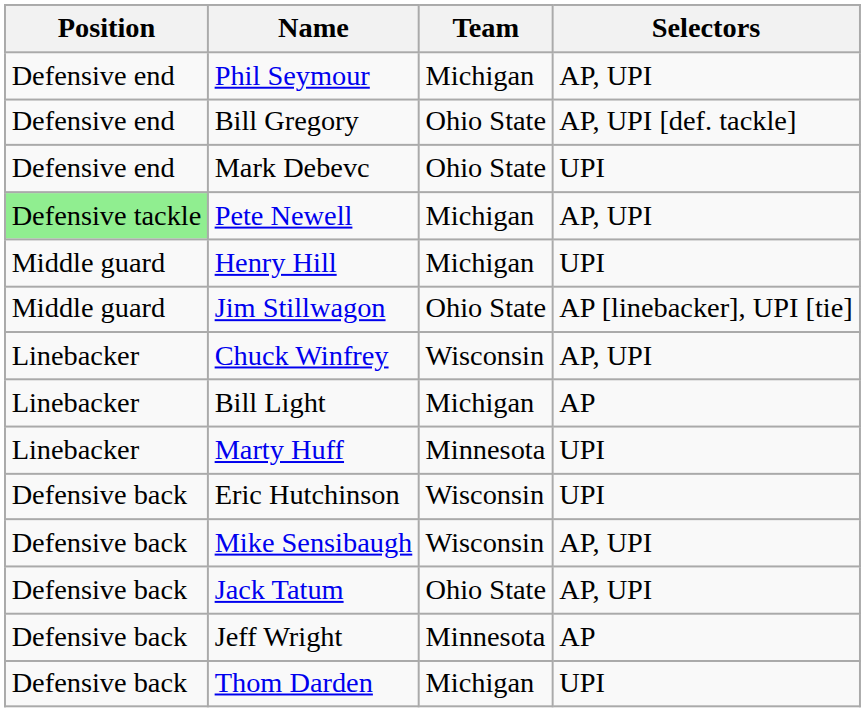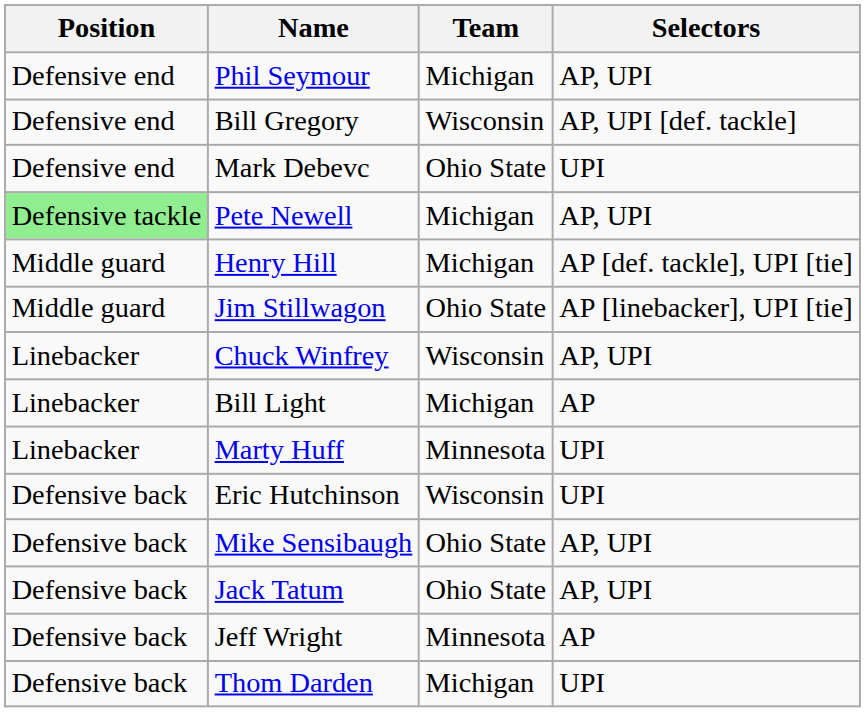(486, 121) Ohio State -> (485, 121) Wisconsin
(582, 262) UPI -> (706, 262) AP [def. tackle], UPI [tie]
(485, 542) Wisconsin -> (486, 542) Ohio State
